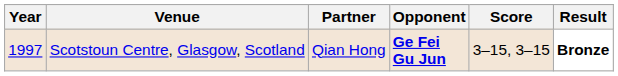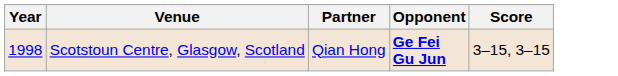- column: (583, 17)
(25, 50) 1997 -> (25, 50) 1998
